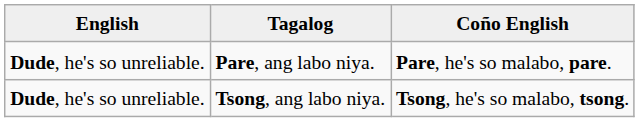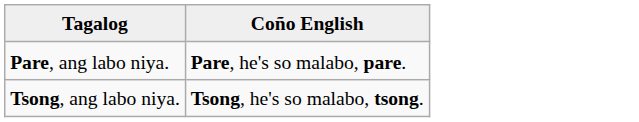- column: (107, 24)
